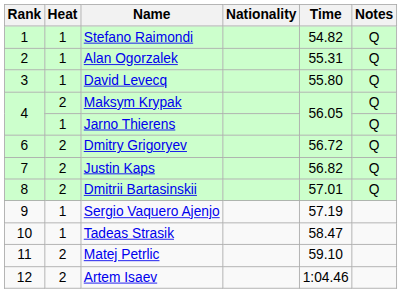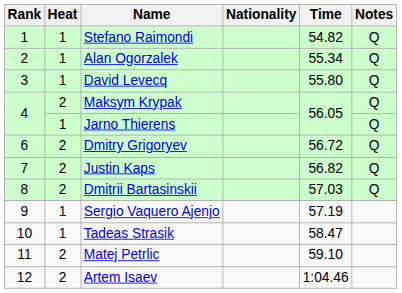(326, 59) 55.31 -> (326, 59) 55.34
(326, 189) 57.01 -> (326, 189) 57.03
